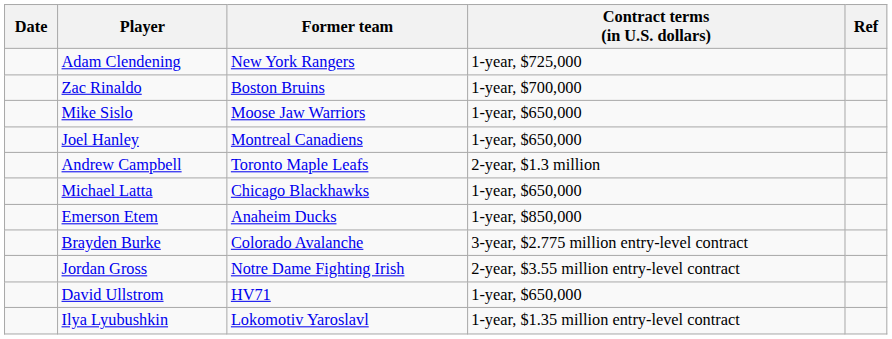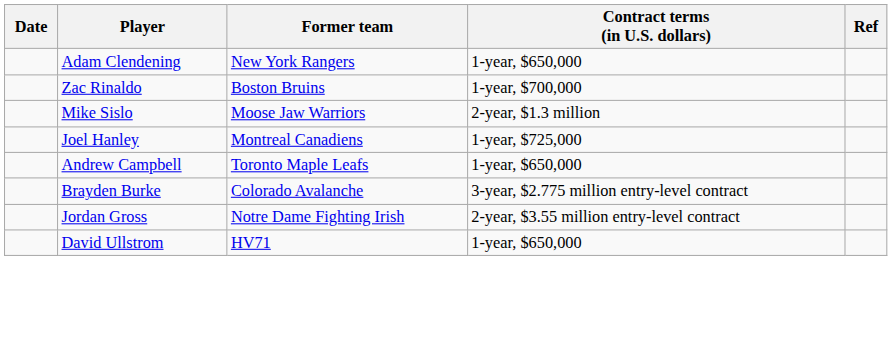(526, 61) 1-year, $725,000 -> (526, 61) 1-year, $650,000
(526, 113) 1-year, $650,000 -> (536, 113) 2-year, $1.3 million
(526, 139) 1-year, $650,000 -> (526, 139) 1-year, $725,000
(536, 165) 2-year, $1.3 million -> (526, 165) 1-year, $650,000
- row: (107, 191)
- row: (110, 216)
- row: (115, 320)
